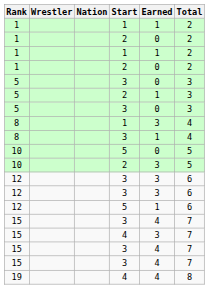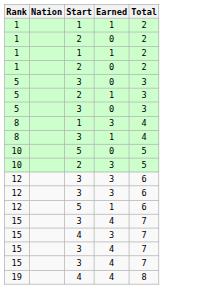- column: (52, 11)
